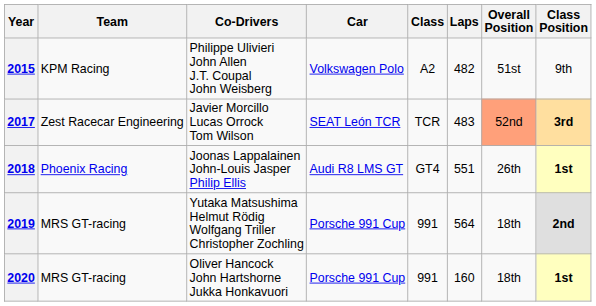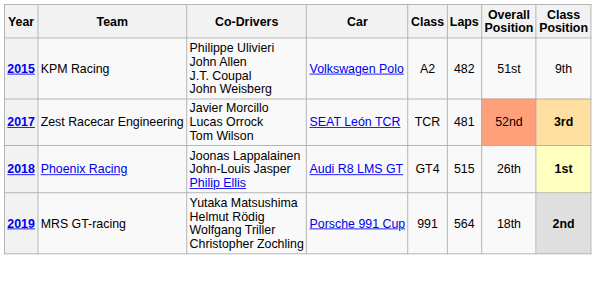(464, 123) 483 -> (464, 123) 481
(464, 170) 551 -> (464, 170) 515
- row: (21, 278)
